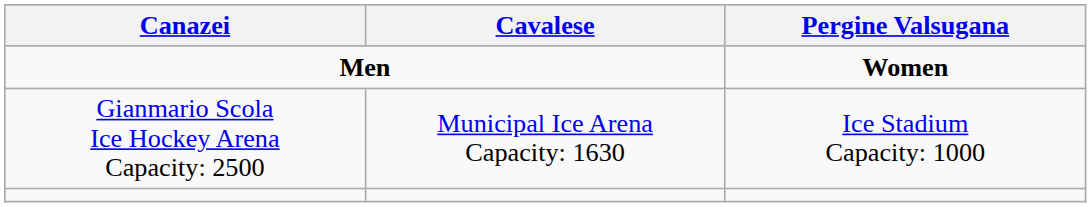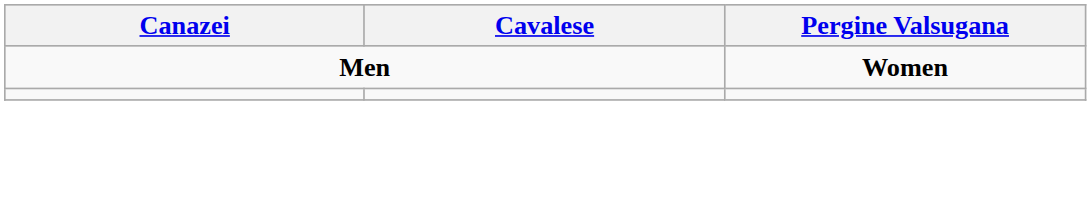- row: (185, 138)
